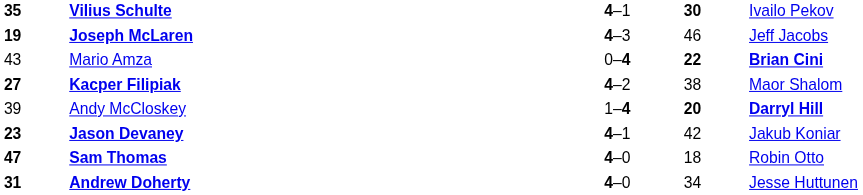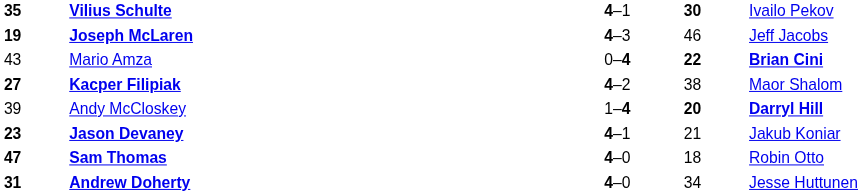(692, 134) 42 -> (692, 134) 21
